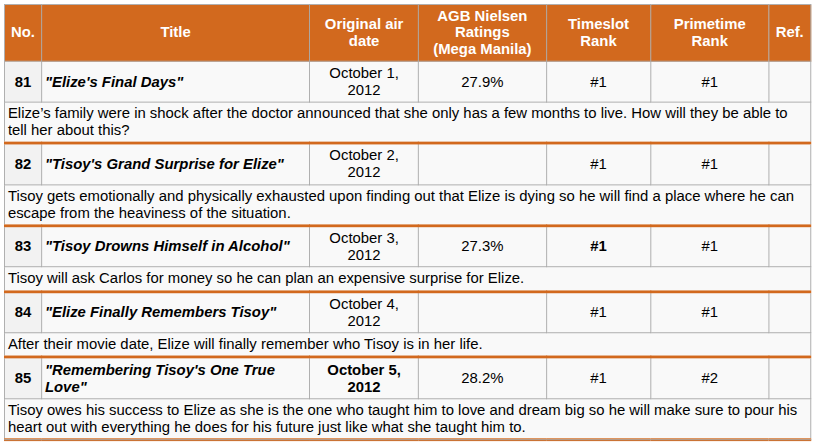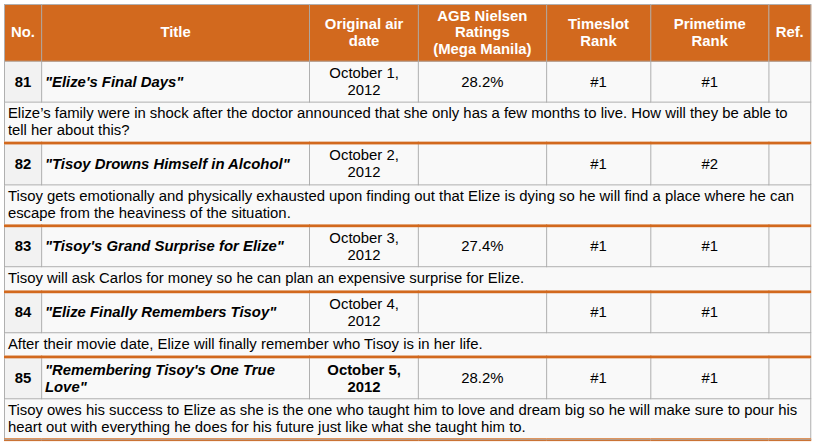(482, 81) 27.9% -> (482, 81) 28.2%
(164, 164) "Tisoy's Grand Surprise for Elize" -> (167, 164) "Tisoy Drowns Himself in Alcohol"
(710, 164) #1 -> (710, 164) #2
(167, 246) "Tisoy Drowns Himself in Alcohol" -> (164, 246) "Tisoy's Grand Surprise for Elize"
(482, 246) 27.3% -> (482, 246) 27.4%
(598, 246) bold -> (598, 246) normal
(710, 378) #2 -> (710, 378) #1
